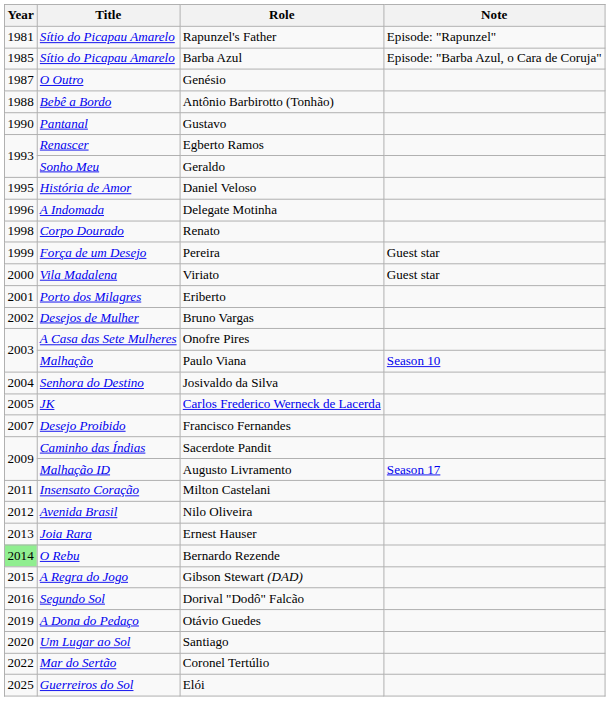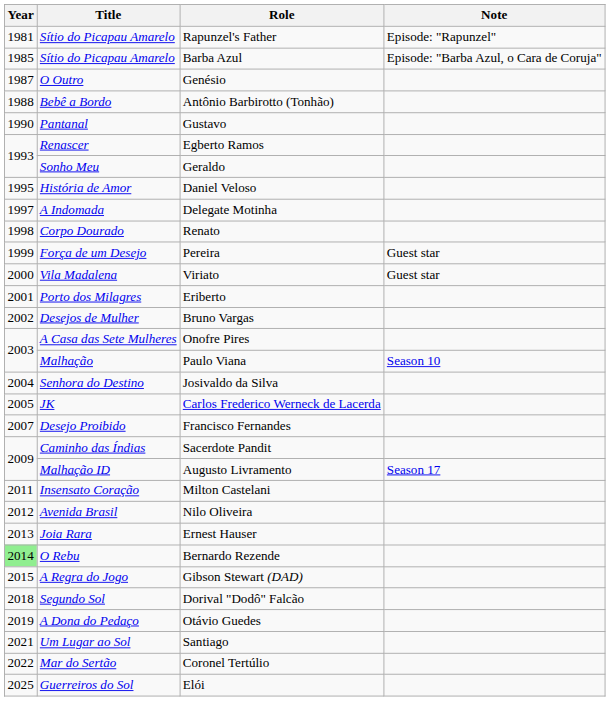(21, 210) 1996 -> (21, 210) 1997
(21, 599) 2016 -> (21, 599) 2018
(21, 642) 2020 -> (21, 642) 2021
